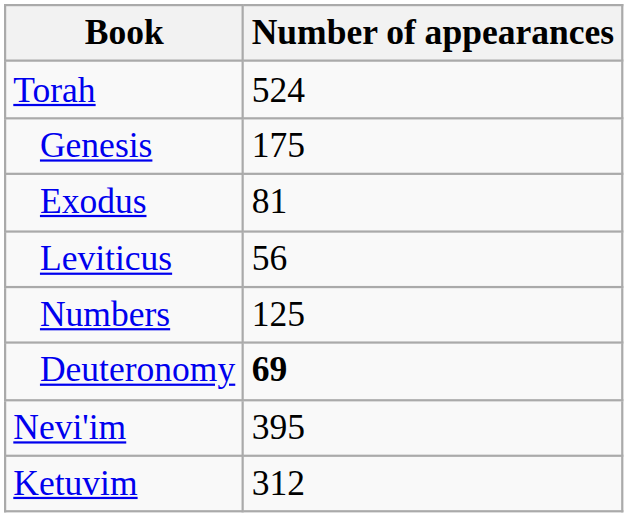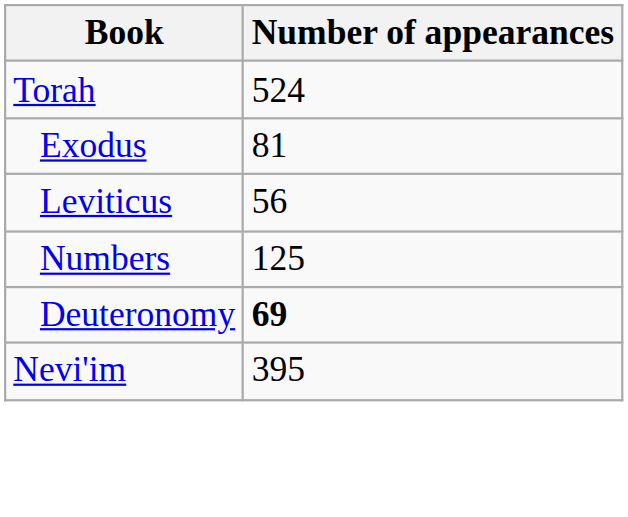- row: (83, 145)
- row: (75, 483)
